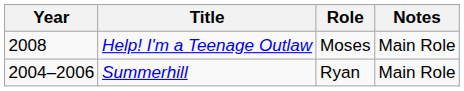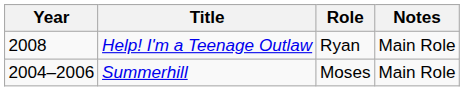(345, 45) Moses -> (340, 45) Ryan
(340, 72) Ryan -> (345, 72) Moses
